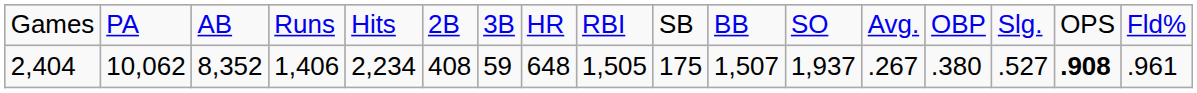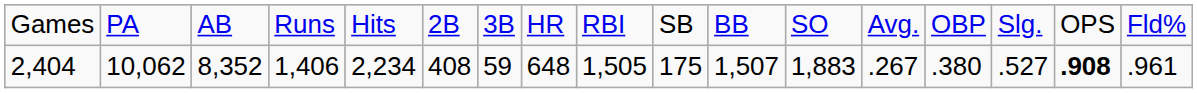(823, 66) 1,937 -> (823, 66) 1,883
